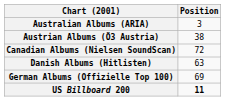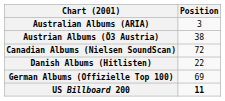(199, 63) 63 -> (199, 63) 22
